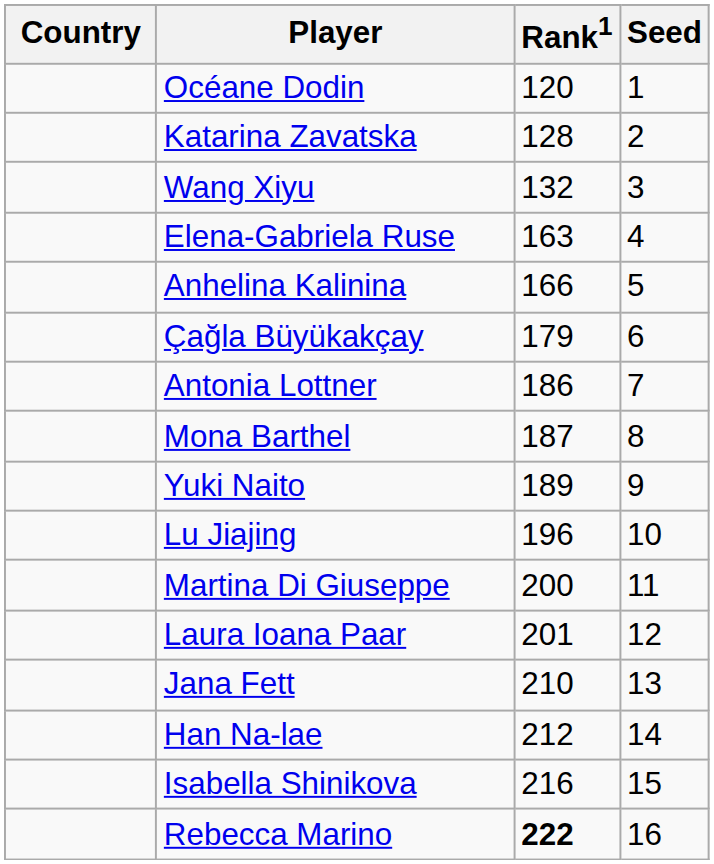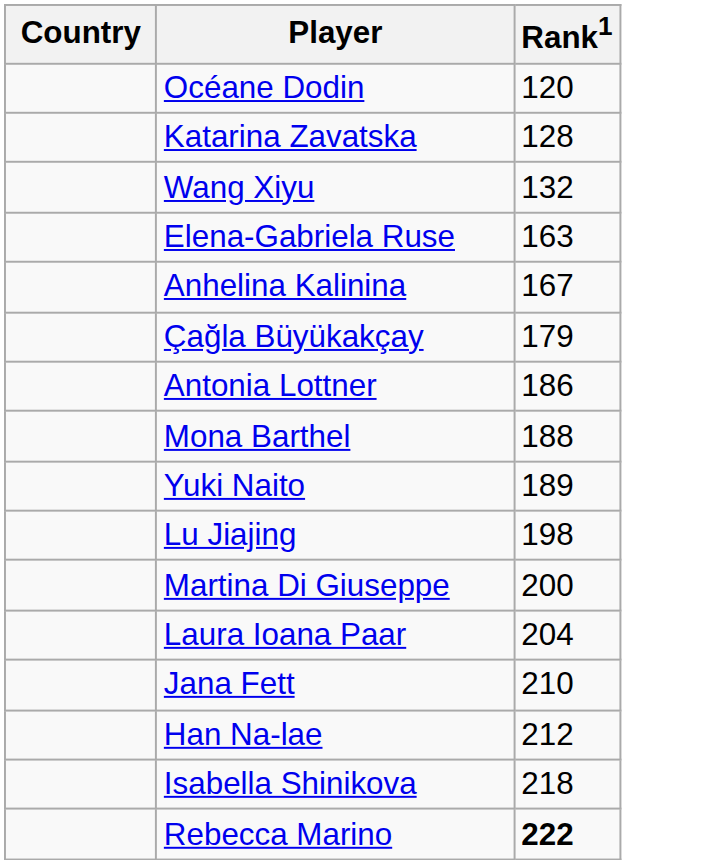- column: (664, 33)
(547, 286) 166 -> (547, 286) 167
(547, 435) 187 -> (547, 435) 188
(547, 535) 196 -> (547, 535) 198
(547, 634) 201 -> (547, 634) 204
(547, 783) 216 -> (547, 783) 218
